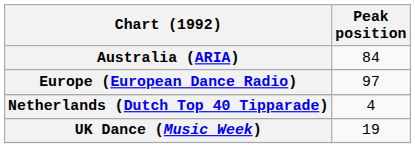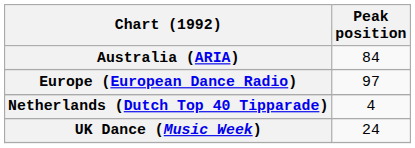(371, 130) 19 -> (371, 130) 24
